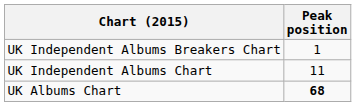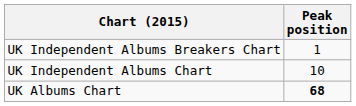(317, 70) 11 -> (317, 70) 10
